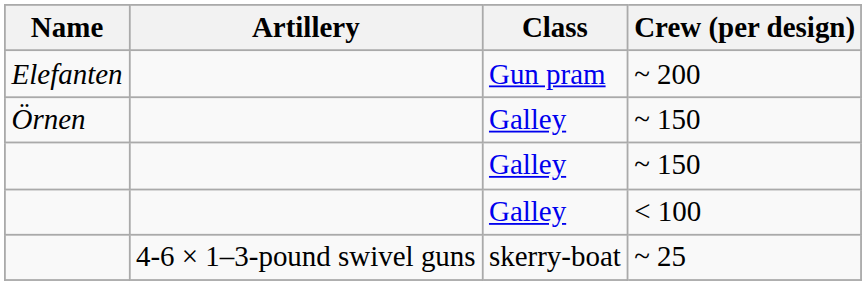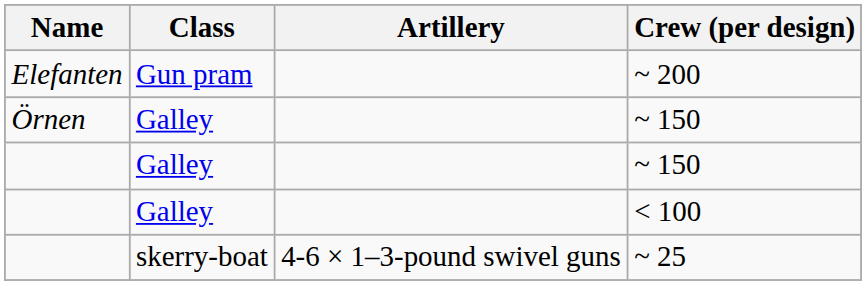columns swapped: (555, 27) <-> (306, 27)
